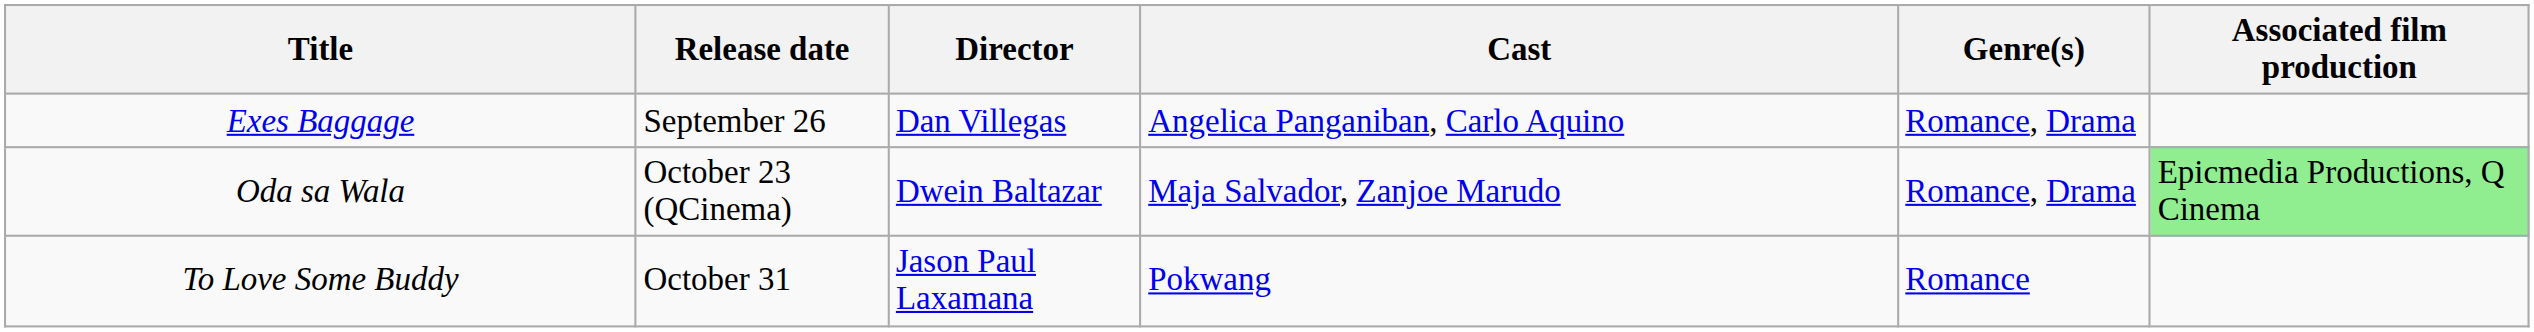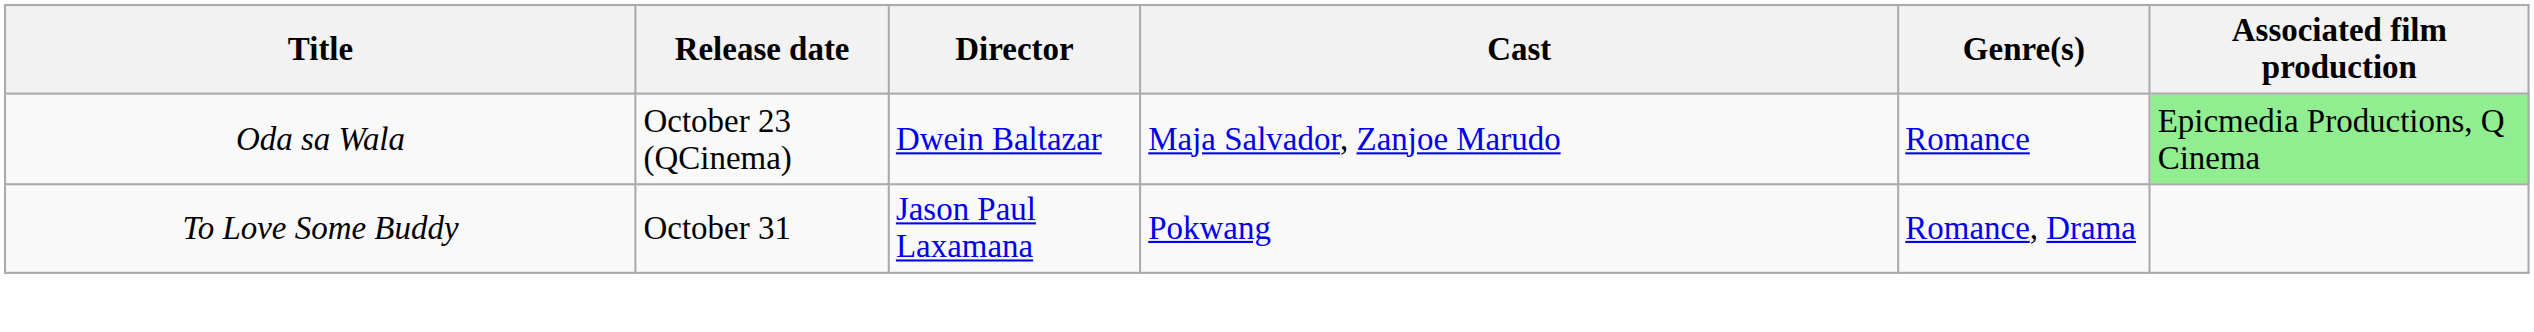- row: (320, 119)
(2021, 190) Romance, Drama -> (1968, 138) Romance
(1968, 280) Romance -> (2021, 227) Romance, Drama
